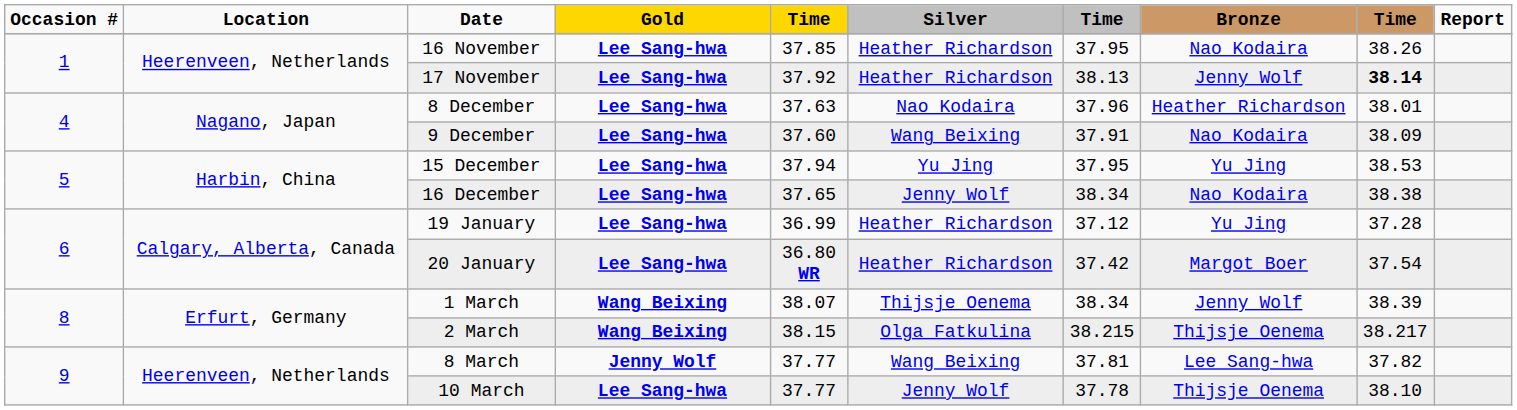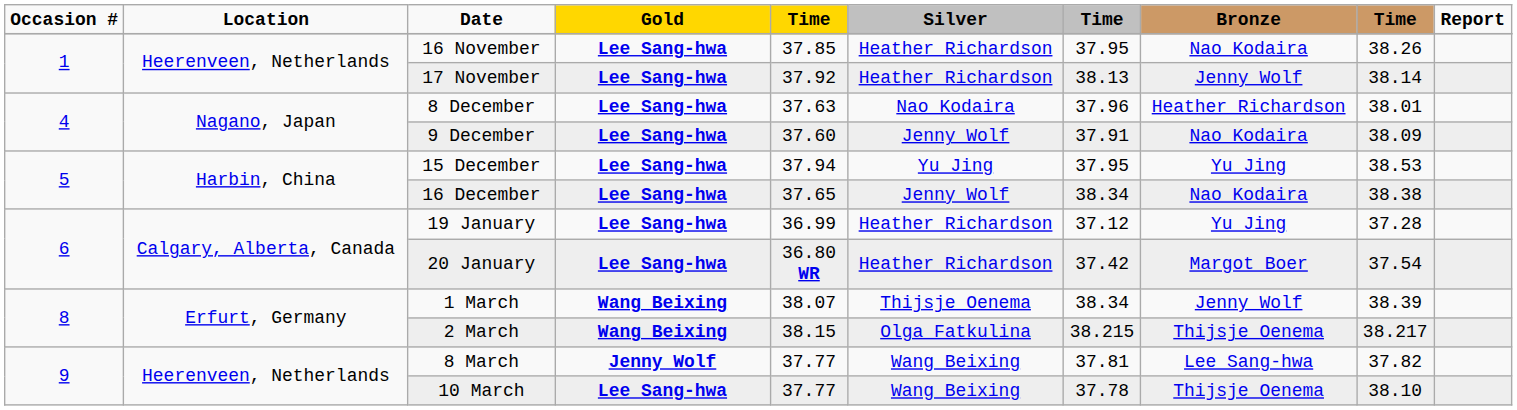(1395, 78) bold -> (1395, 78) normal
(956, 136) Wang Beixing -> (956, 136) Jenny Wolf
(956, 391) Jenny Wolf -> (956, 391) Wang Beixing
